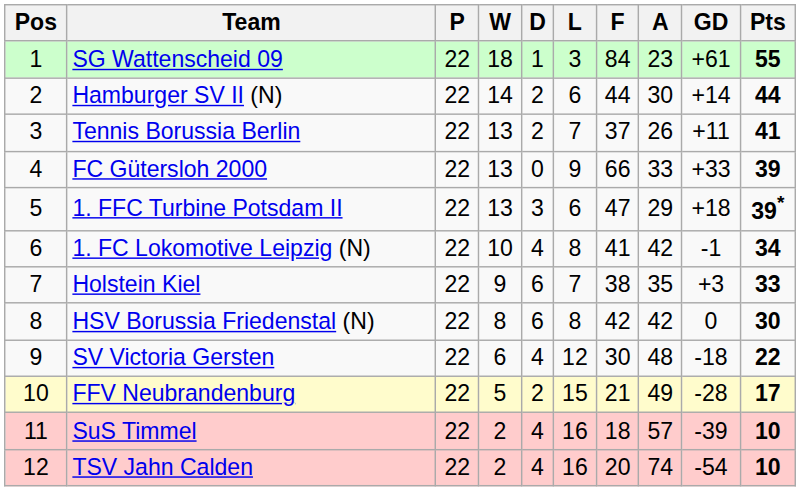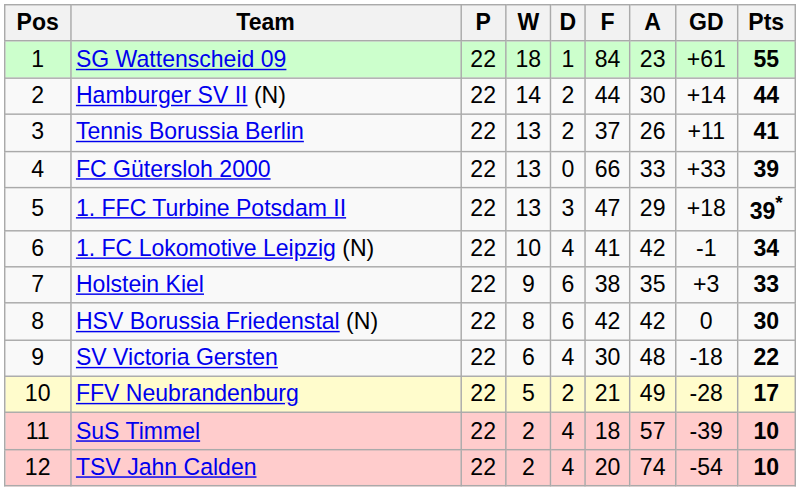- column: (575, 22)
